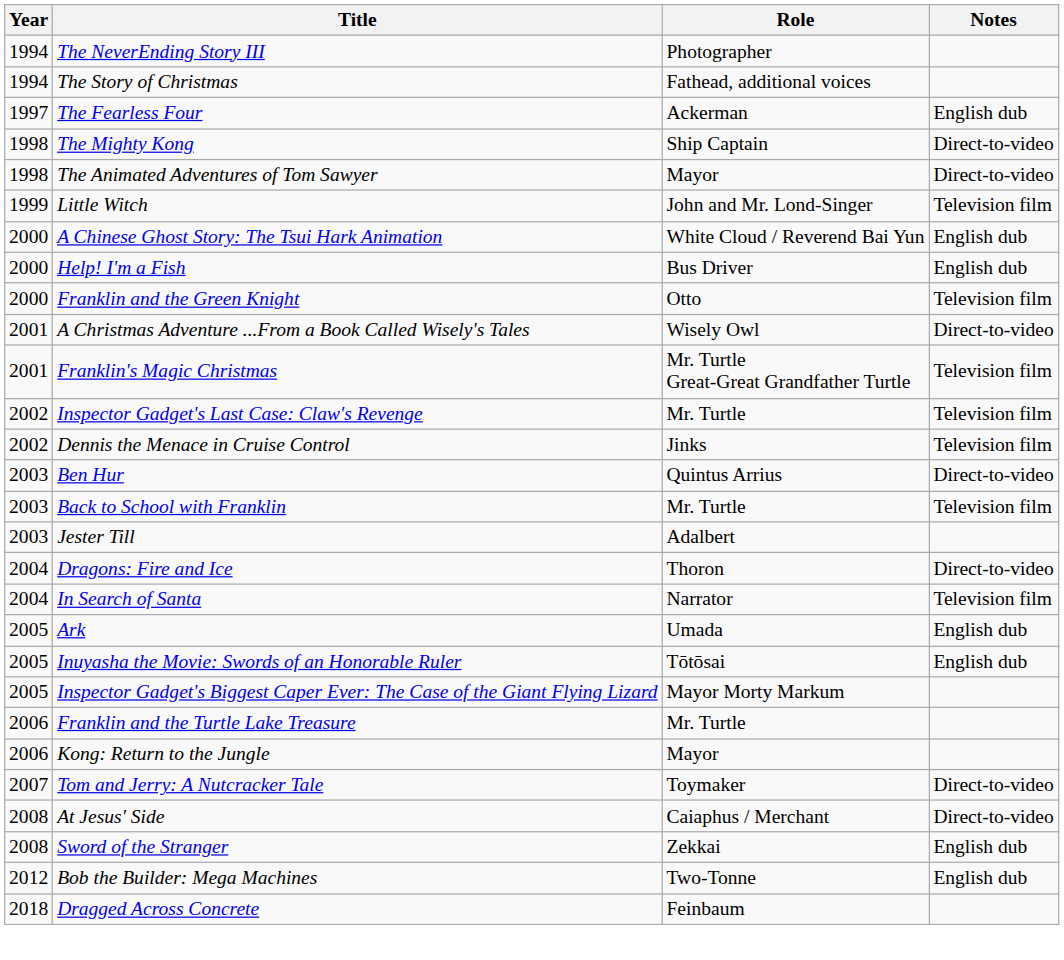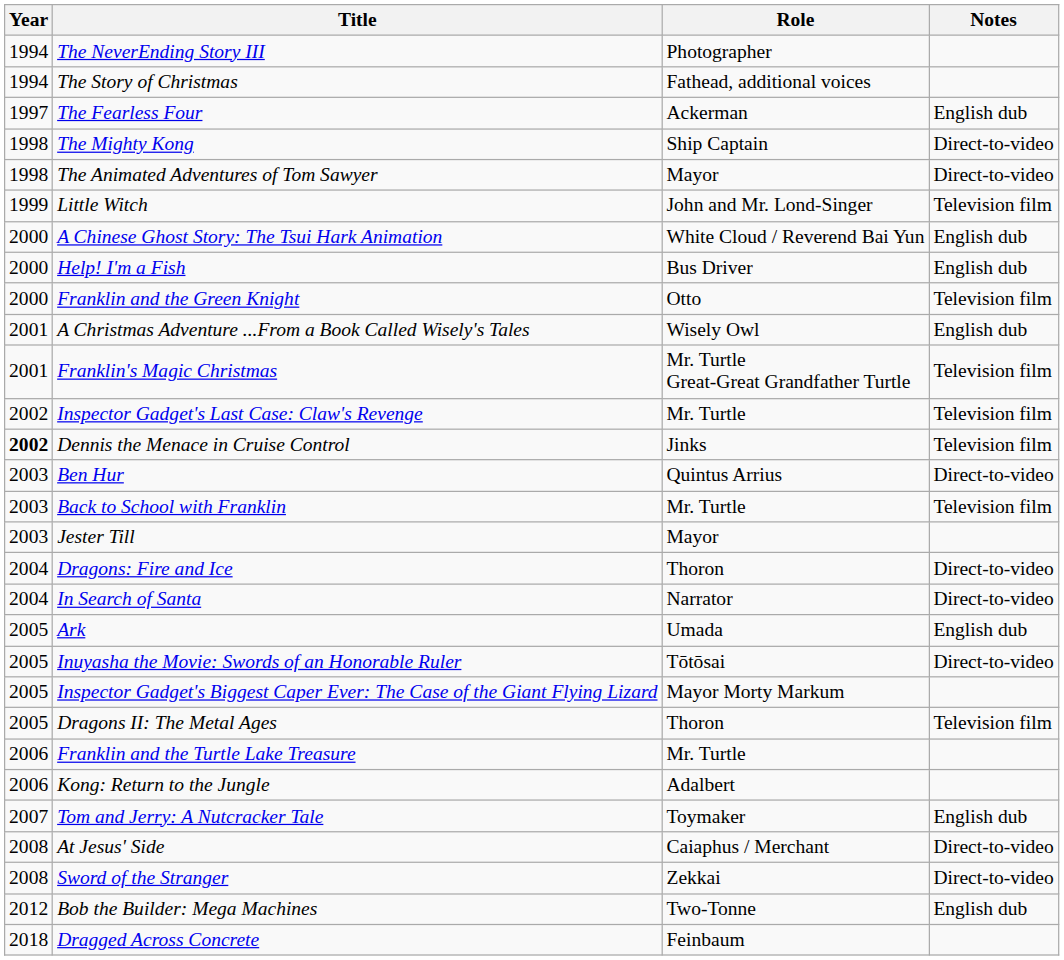(994, 329) Direct-to-video -> (980, 329) English dub
(29, 444) normal -> (29, 444) bold
(701, 537) Adalbert -> (693, 537) Mayor
(993, 599) Television film -> (994, 599) Direct-to-video
(980, 661) English dub -> (994, 661) Direct-to-video
+ row: (167, 723)
(693, 753) Mayor -> (701, 784) Adalbert
(994, 784) Direct-to-video -> (980, 815) English dub
(980, 846) English dub -> (994, 877) Direct-to-video
